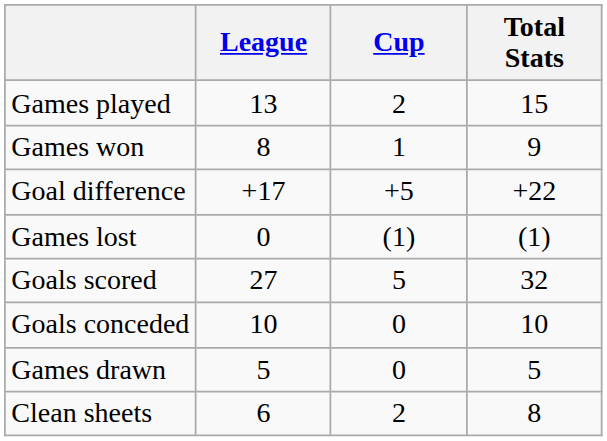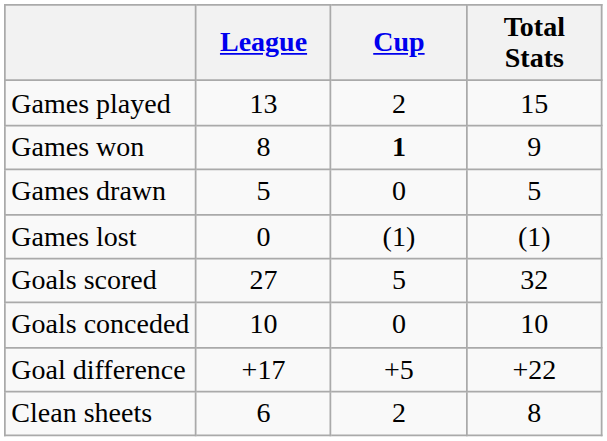(399, 147) normal -> (399, 147) bold
rows swapped: (89, 369) <-> (99, 191)
